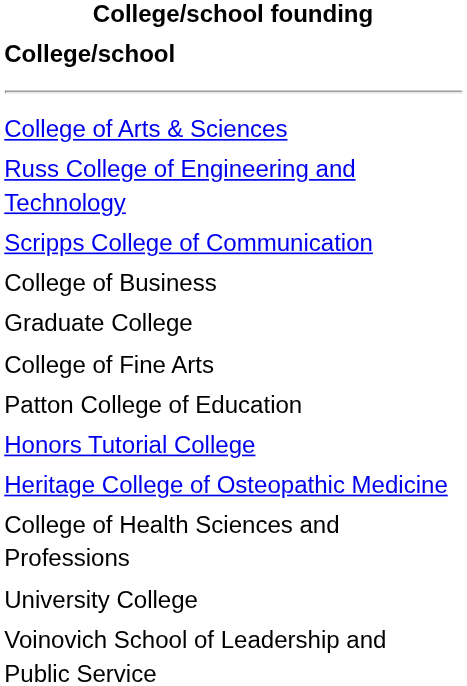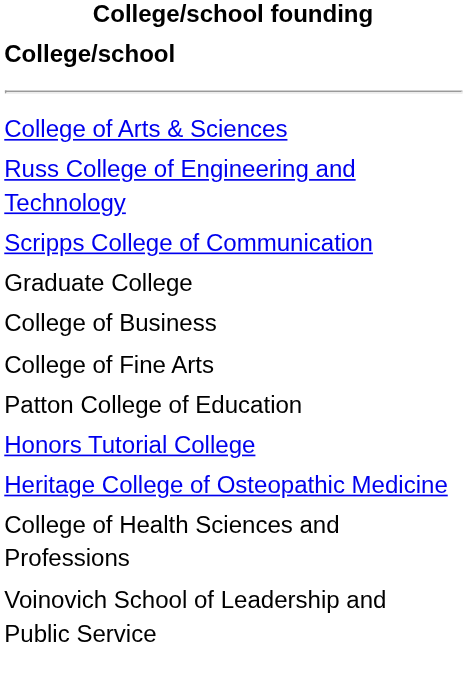rows swapped: (110, 283) <-> (98, 323)
- row: (101, 599)
